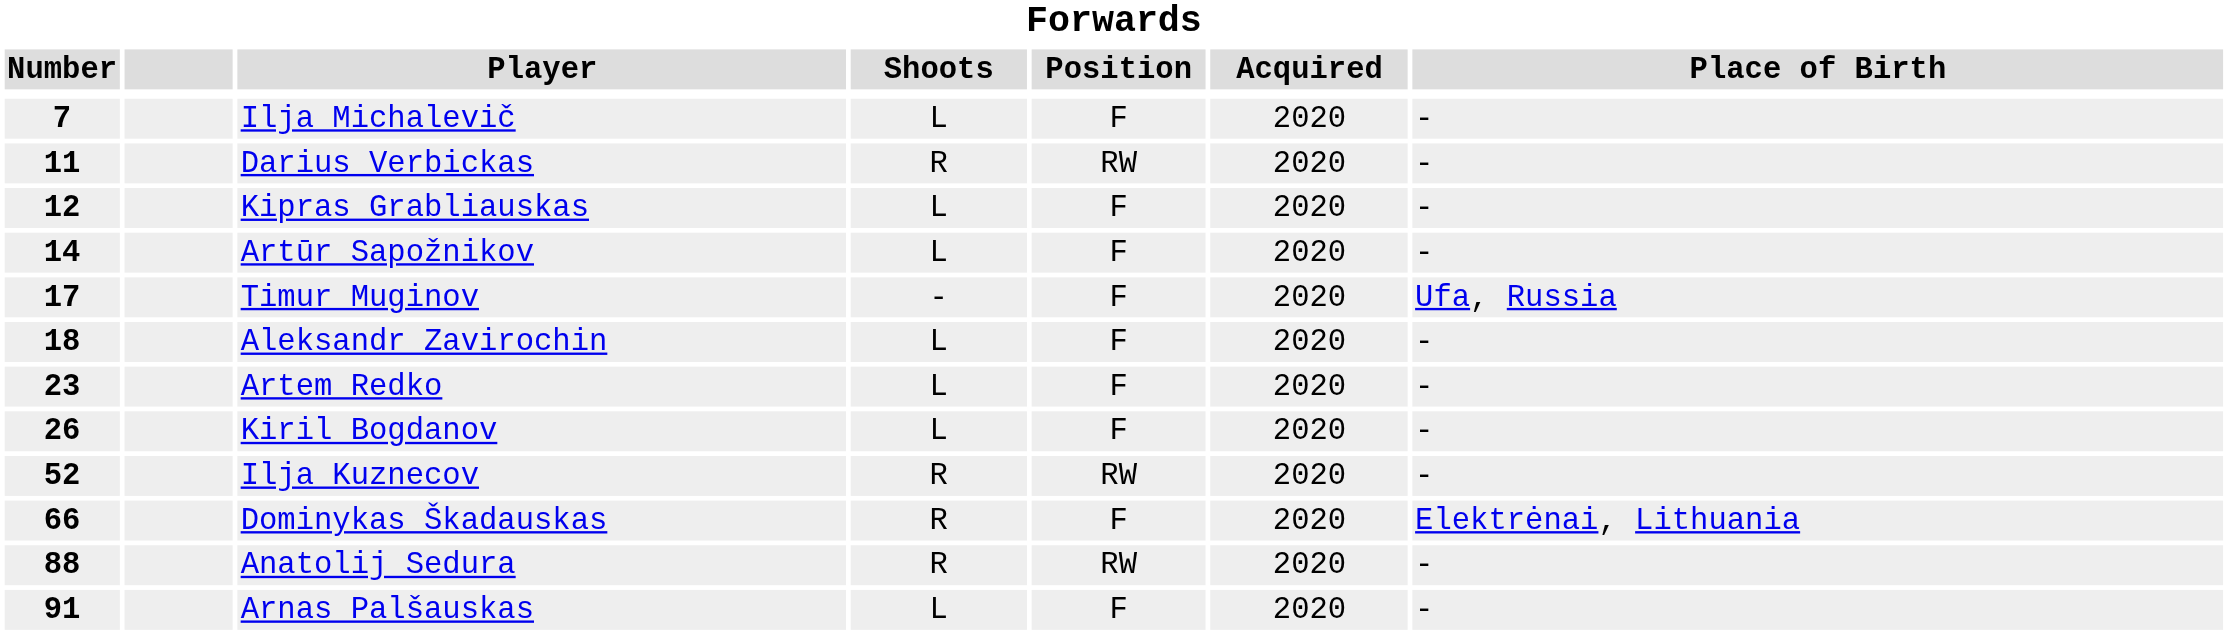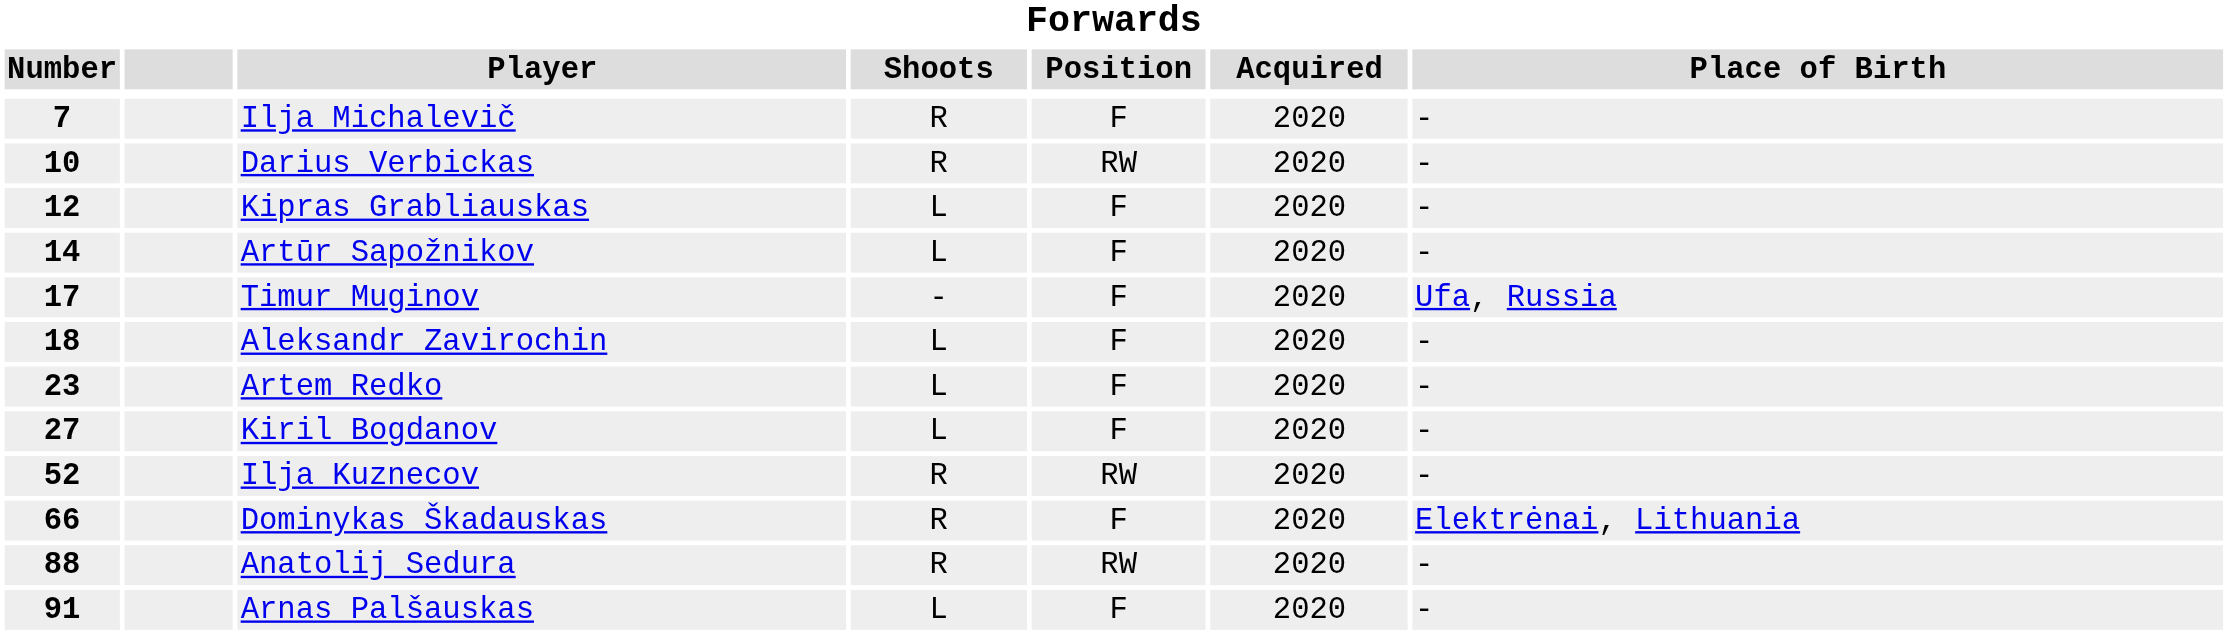(939, 119) L -> (939, 119) R
(62, 163) 11 -> (62, 163) 10
(62, 431) 26 -> (62, 431) 27
